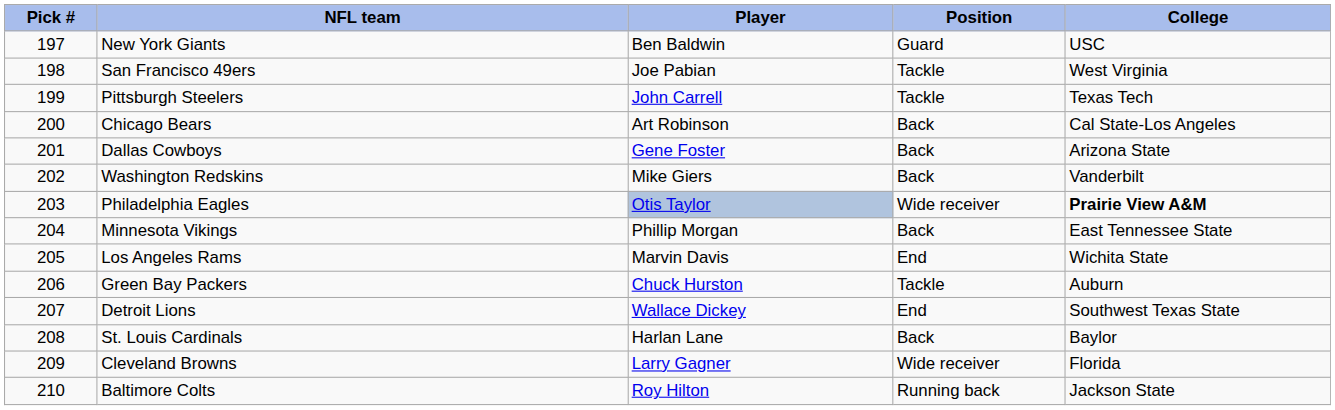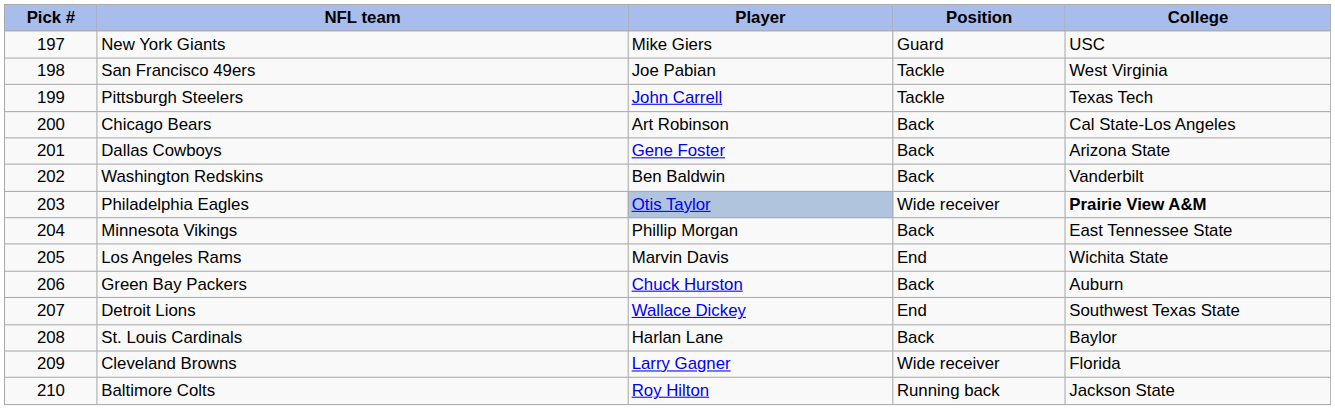(678, 44) Ben Baldwin -> (672, 44) Mike Giers
(672, 177) Mike Giers -> (678, 177) Ben Baldwin
(921, 284) Tackle -> (916, 284) Back
